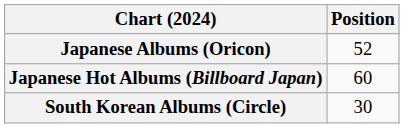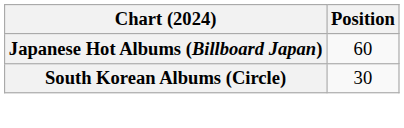- row: (166, 48)
